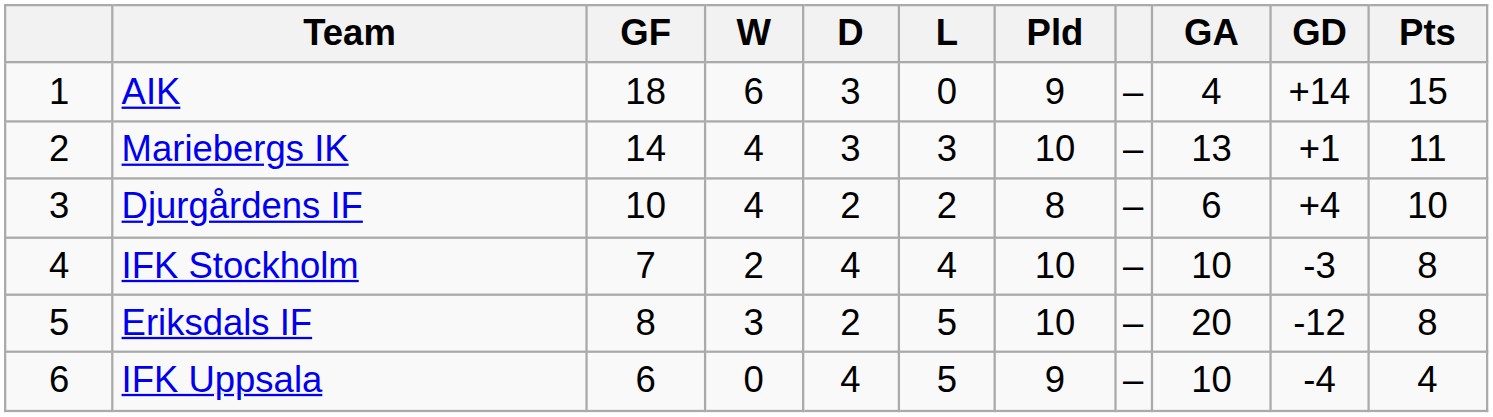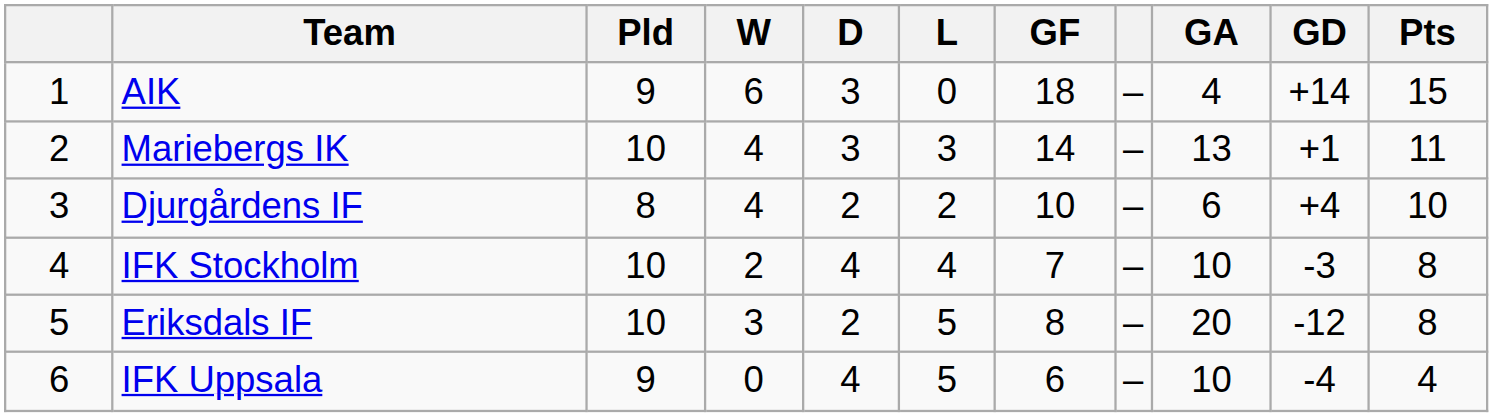columns swapped: (1055, 33) <-> (646, 33)
